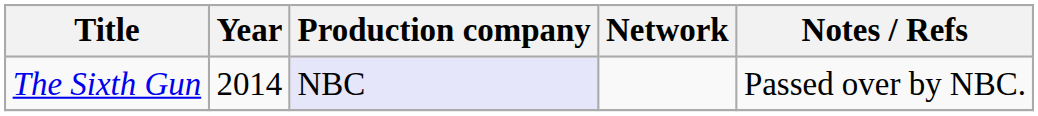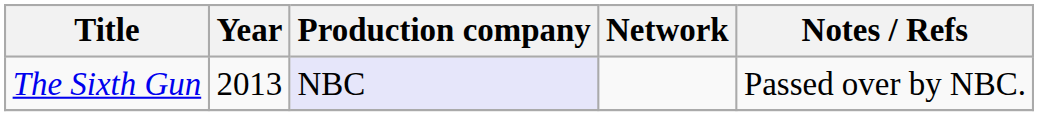(249, 82) 2014 -> (249, 82) 2013
